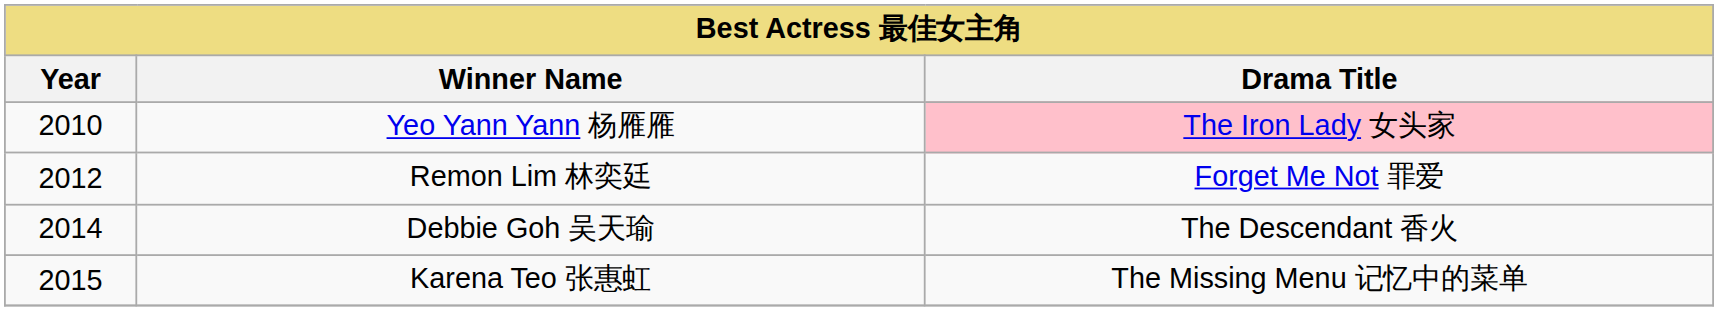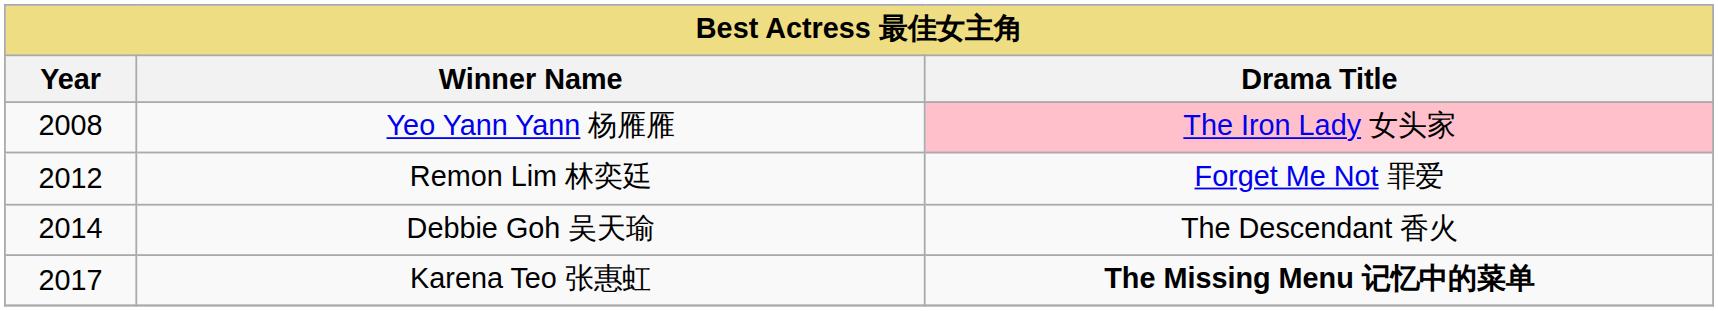(71, 126) 2010 -> (71, 126) 2008
(71, 280) 2015 -> (71, 280) 2017
(1319, 279) normal -> (1319, 279) bold
